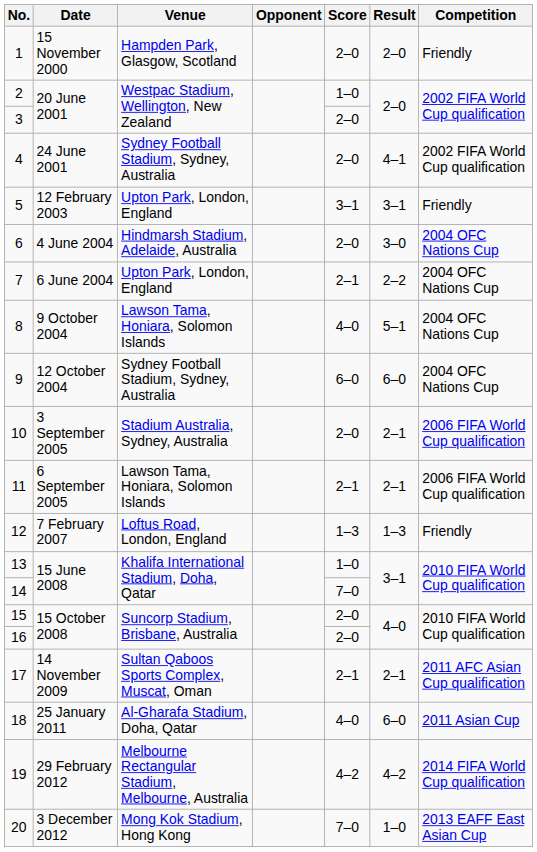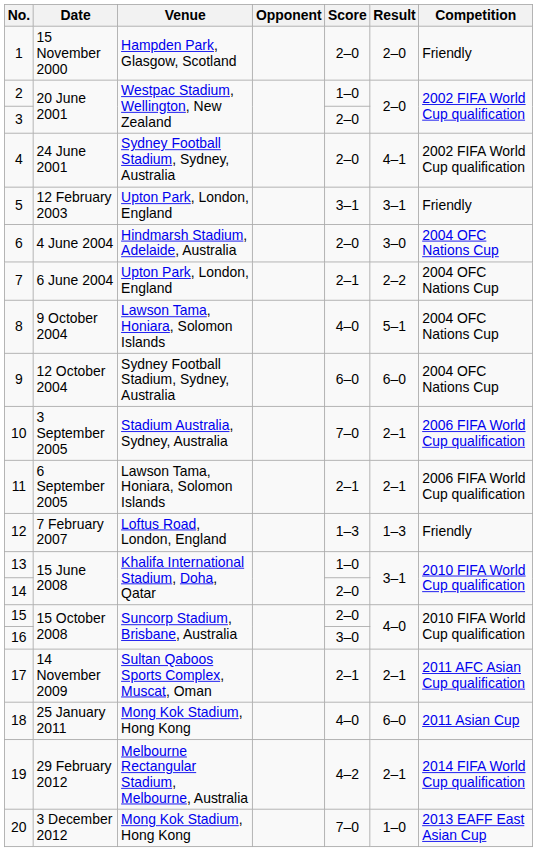(347, 433) 2–0 -> (347, 433) 7–0
(347, 591) 7–0 -> (347, 591) 2–0
(347, 637) 2–0 -> (347, 637) 3–0
(184, 721) Al-Gharafa Stadium, Doha, Qatar -> (182, 721) Mong Kok Stadium, Hong Kong
(394, 774) 4–2 -> (394, 774) 2–1
